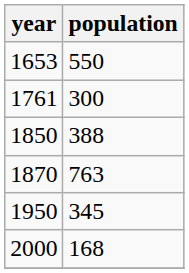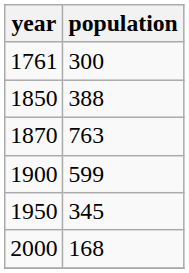- row: (34, 60)
+ row: (34, 173)
